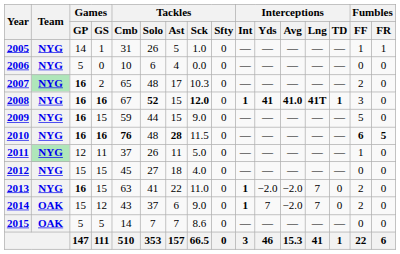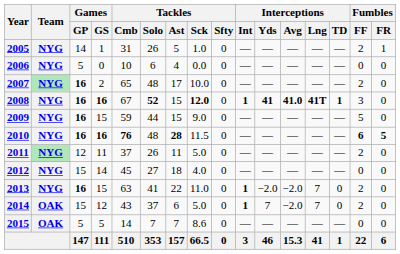(361, 48) 1 -> (361, 48) 2
(199, 83) 10.3 -> (199, 83) 10.0
(361, 153) 1 -> (361, 153) 2
(102, 170) 15 -> (102, 170) 14
(199, 205) 9.0 -> (199, 205) 5.0
